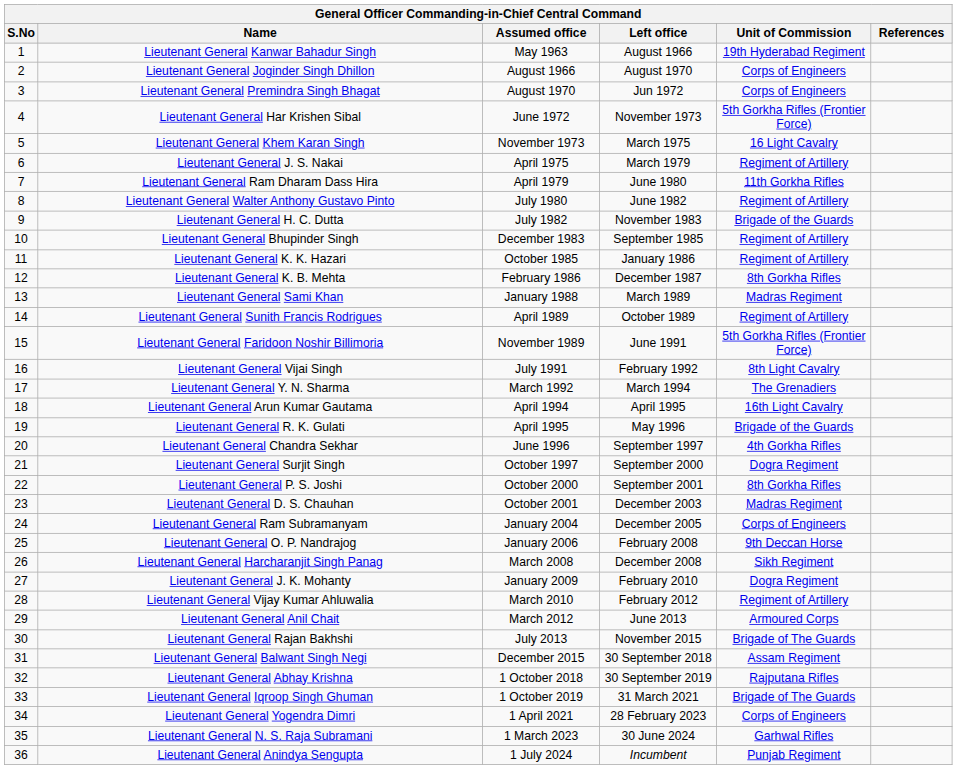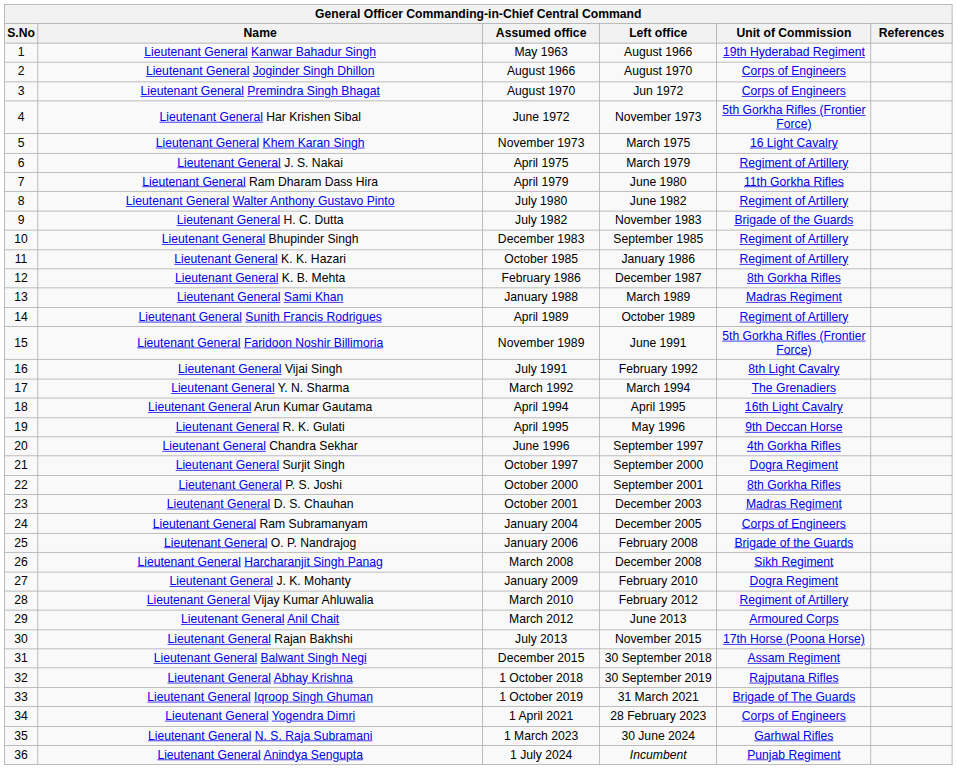(794, 427) Brigade of the Guards -> (794, 427) 9th Deccan Horse
(794, 542) 9th Deccan Horse -> (794, 542) Brigade of the Guards
(794, 639) Brigade of The Guards -> (794, 639) 17th Horse (Poona Horse)
